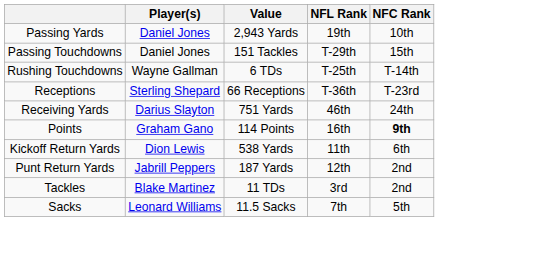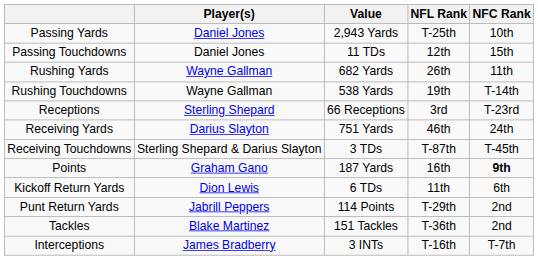(339, 33) 19th -> (439, 33) T-25th
(266, 52) 151 Tackles -> (366, 52) 11 TDs
(339, 52) T-29th -> (439, 52) 12th
+ row: (69, 71)
(266, 71) 6 TDs -> (366, 91) 538 Yards
(339, 71) T-25th -> (439, 91) 19th
(339, 91) T-36th -> (439, 110) 3rd
+ row: (69, 149)
(266, 129) 114 Points -> (366, 168) 187 Yards
(266, 149) 538 Yards -> (366, 187) 6 TDs
(266, 168) 187 Yards -> (366, 206) 114 Points
(339, 168) 12th -> (439, 206) T-29th
(266, 187) 11 TDs -> (366, 226) 151 Tackles
(339, 187) 3rd -> (439, 226) T-36th
- row: (65, 206)
+ row: (69, 245)
